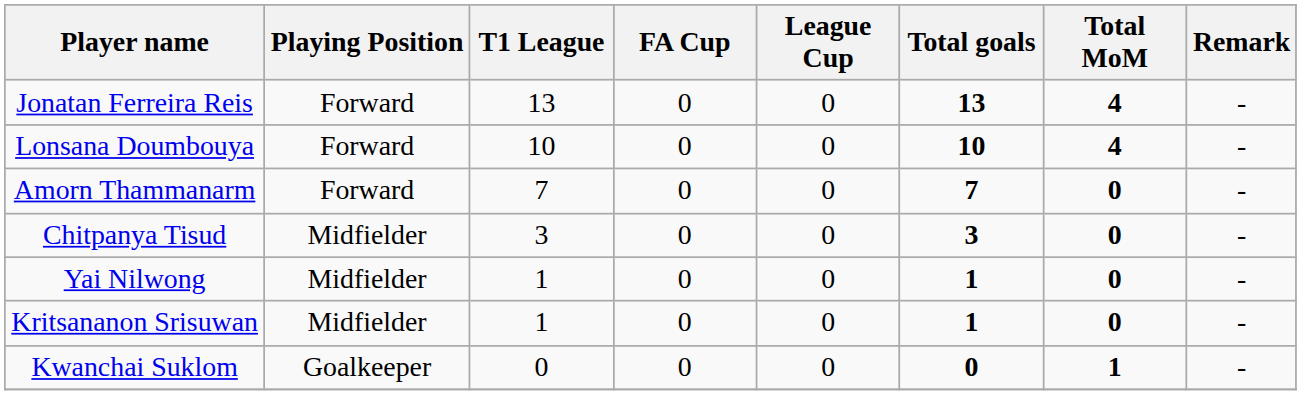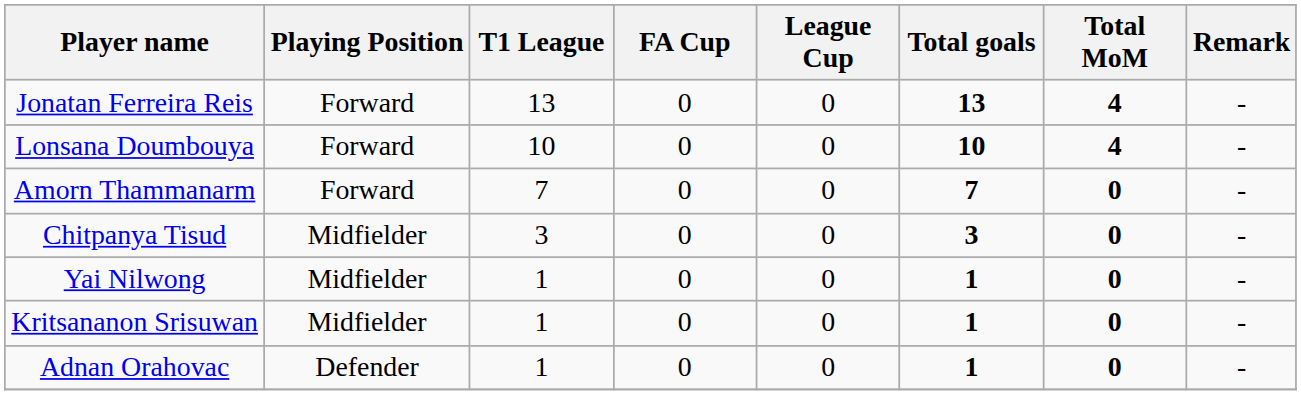+ row: (135, 366)
- row: (135, 366)
